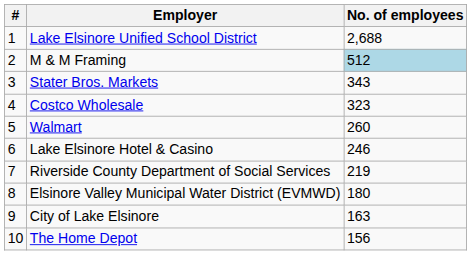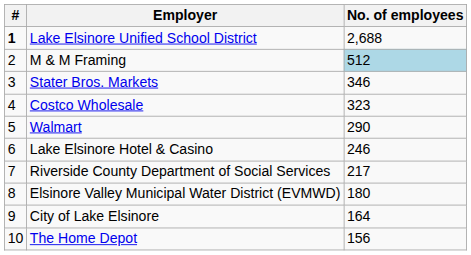(12, 37) normal -> (12, 37) bold
(359, 82) 343 -> (359, 82) 346
(359, 127) 260 -> (359, 127) 290
(359, 171) 219 -> (359, 171) 217
(359, 216) 163 -> (359, 216) 164
